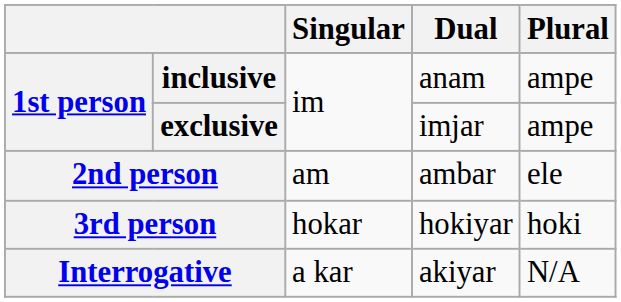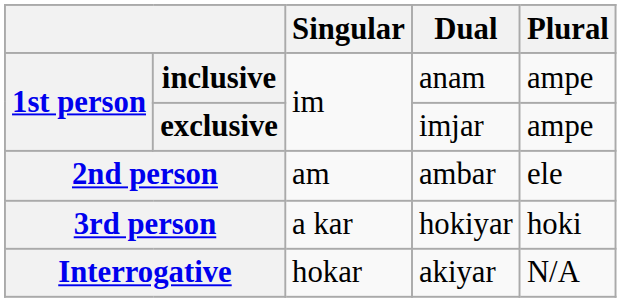(327, 223) hokar -> (322, 223) a kar
(322, 272) a kar -> (327, 272) hokar
